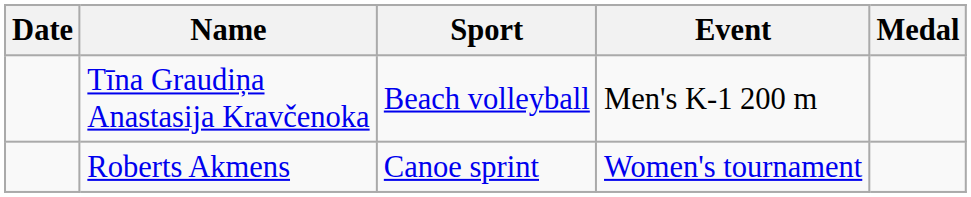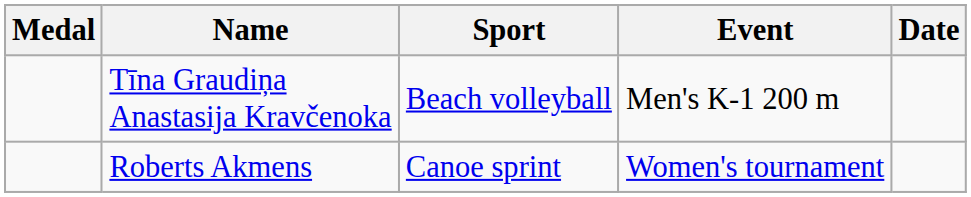columns swapped: (918, 29) <-> (43, 29)
